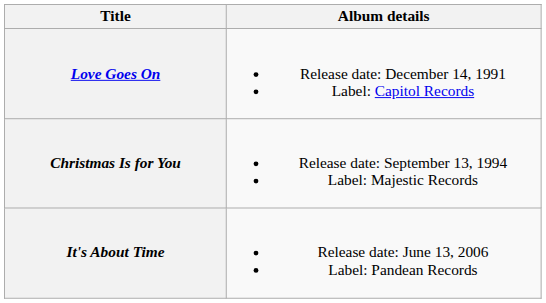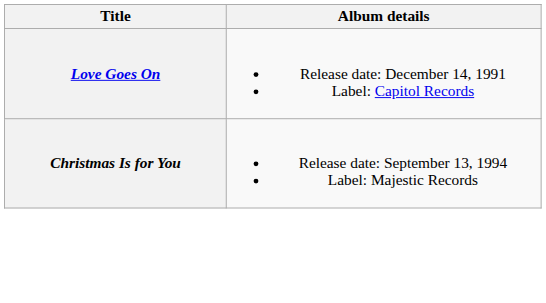- row: (116, 252)
